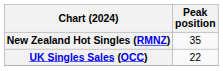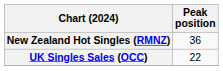(195, 40) 35 -> (195, 40) 36
